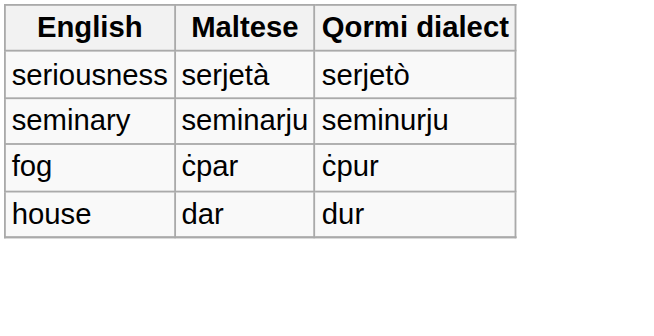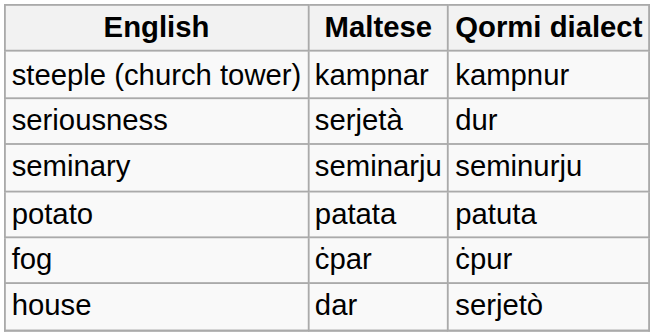+ row: (157, 74)
(366, 74) serjetò -> (476, 120) dur
+ row: (52, 213)
(343, 213) dur -> (499, 306) serjetò
